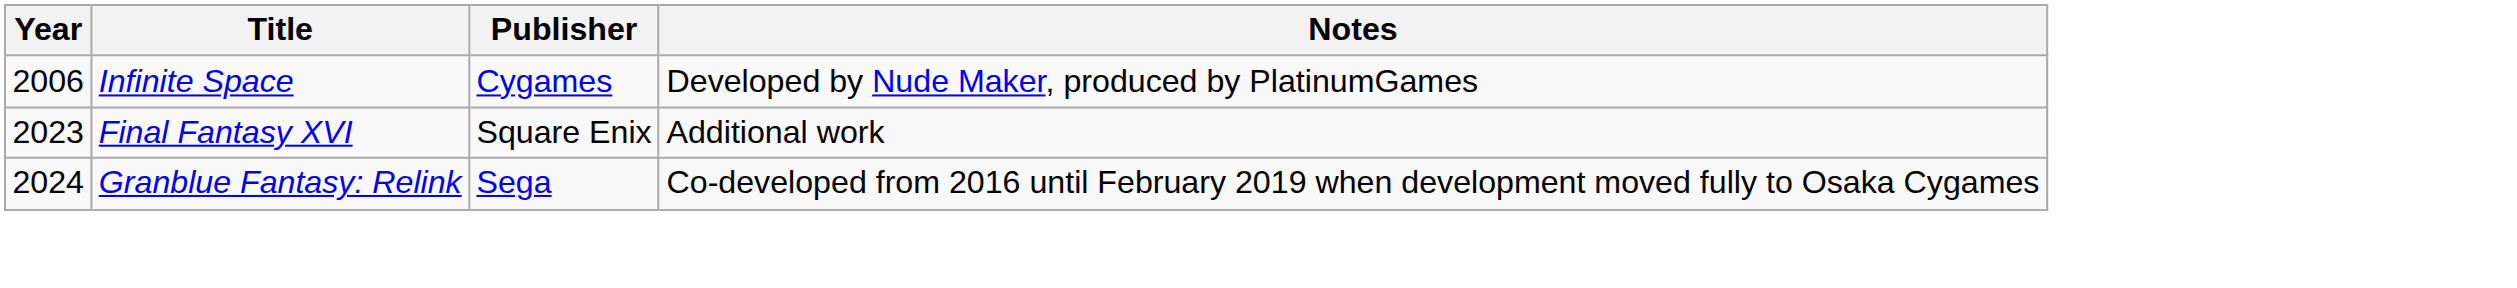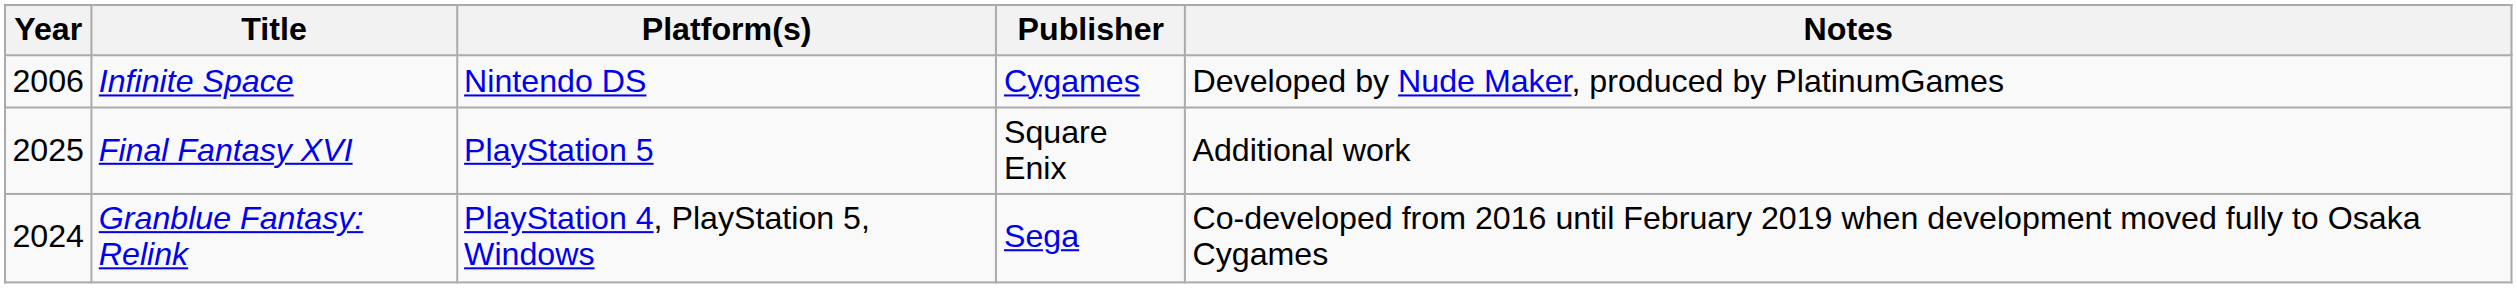+ column: (727, 30)
(48, 132) 2023 -> (48, 150) 2025
